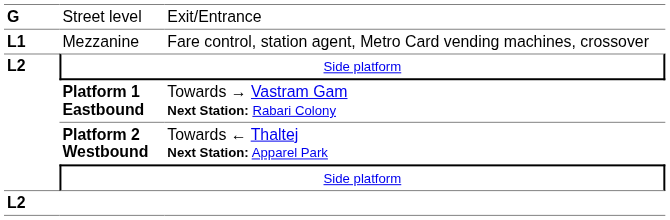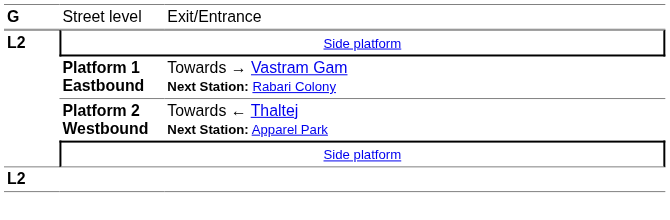- row: (101, 41)
